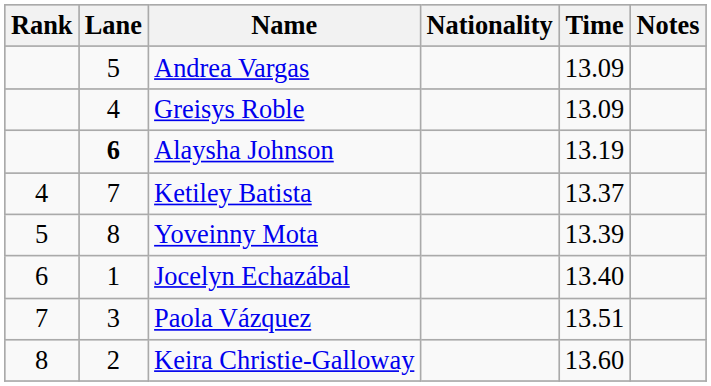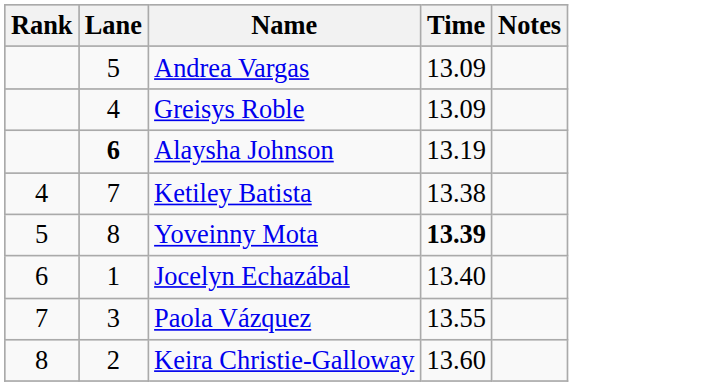- column: (490, 25)
(595, 192) 13.37 -> (456, 192) 13.38
(595, 234) normal -> (456, 234) bold
(595, 318) 13.51 -> (456, 318) 13.55
